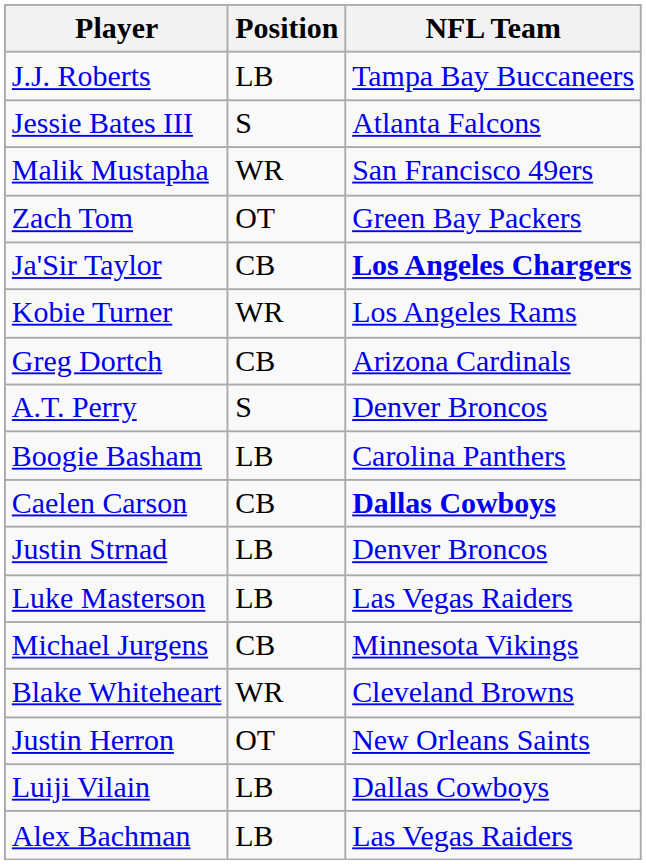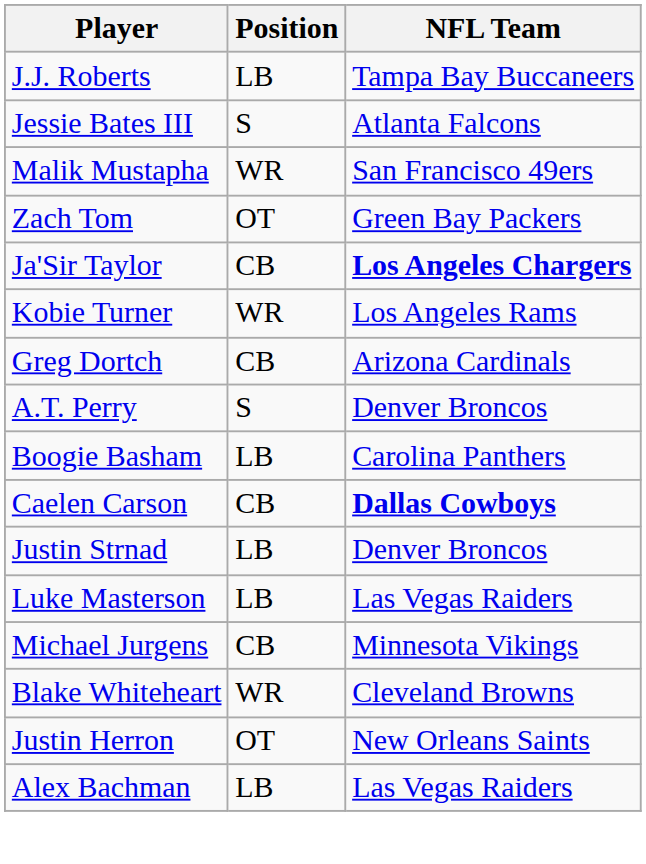- row: (81, 787)
